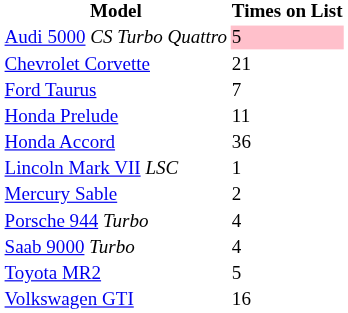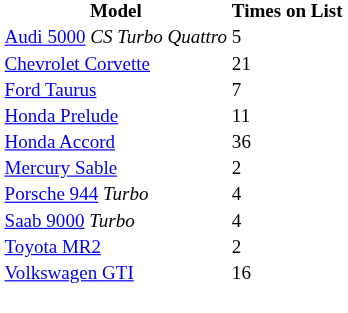(237, 37) pink background -> (237, 37) no background
- row: (91, 168)
(237, 272) 5 -> (237, 246) 2
